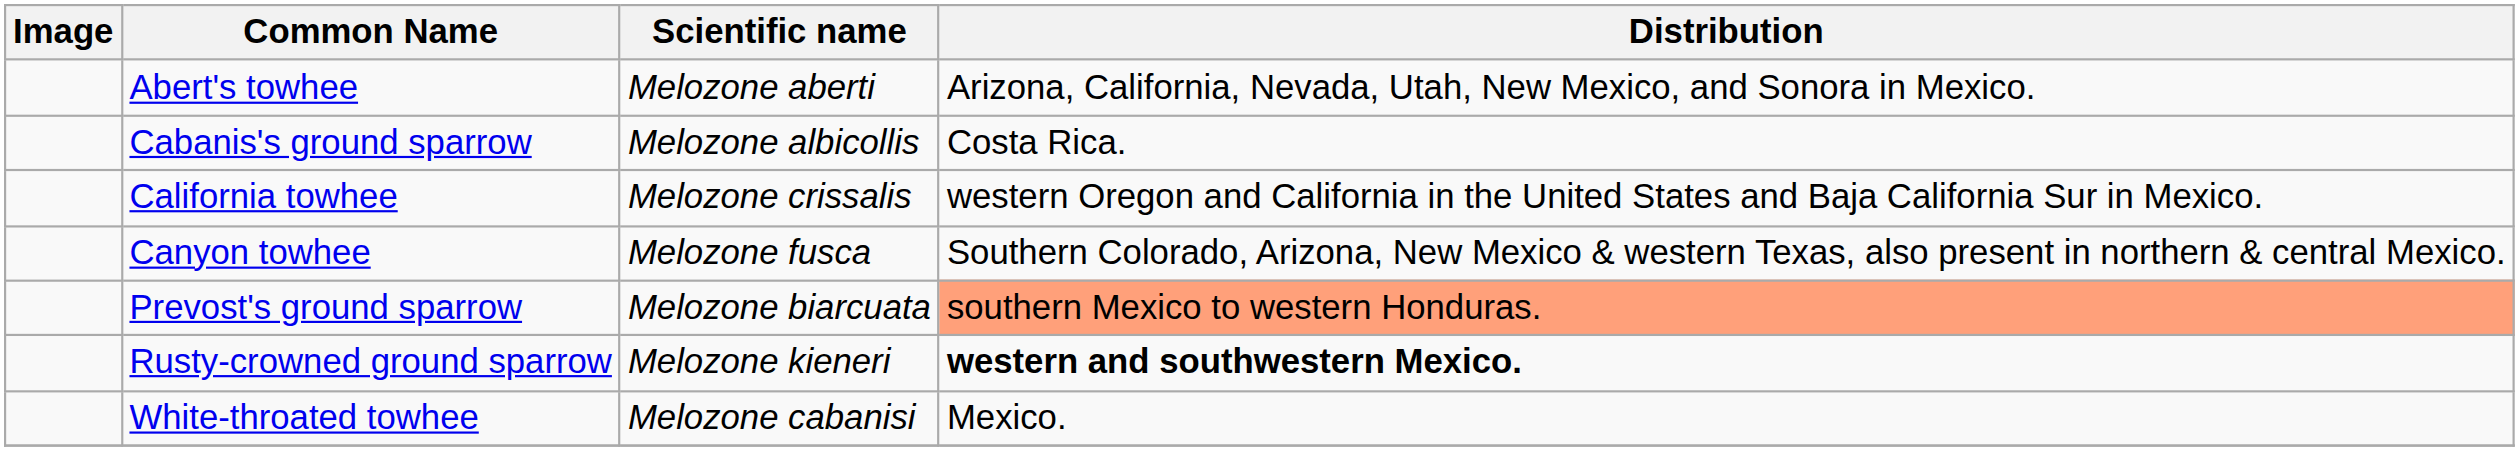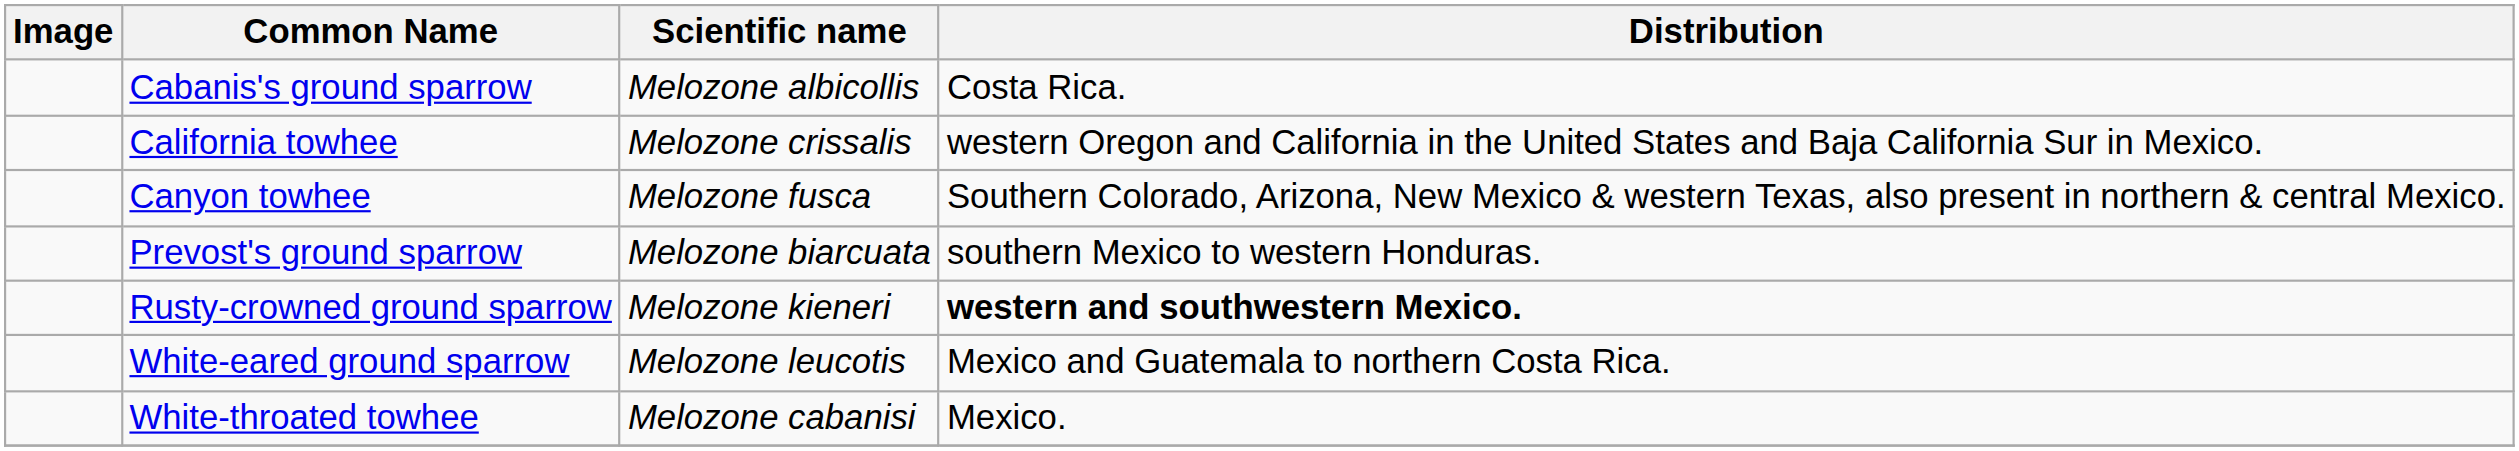- row: (244, 87)
(1244, 307) lightsalmon background -> (1244, 252) no background
+ row: (349, 362)
